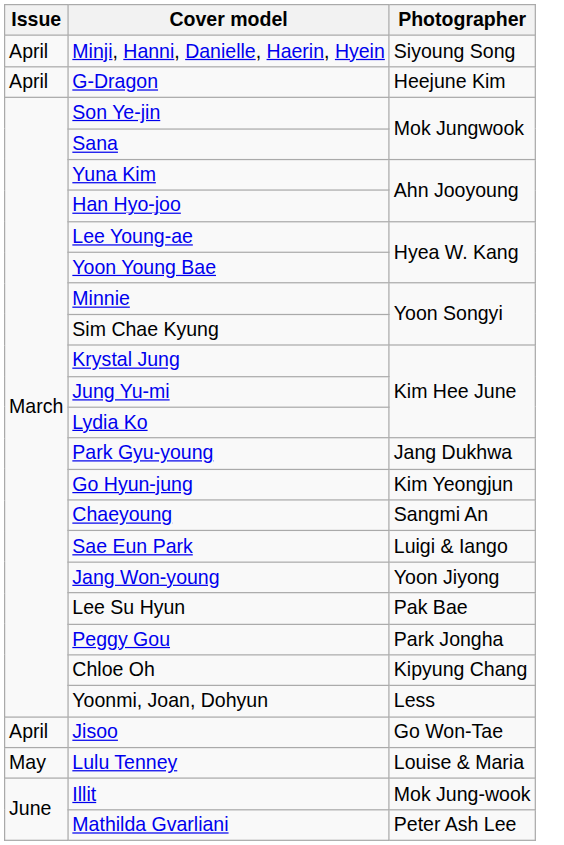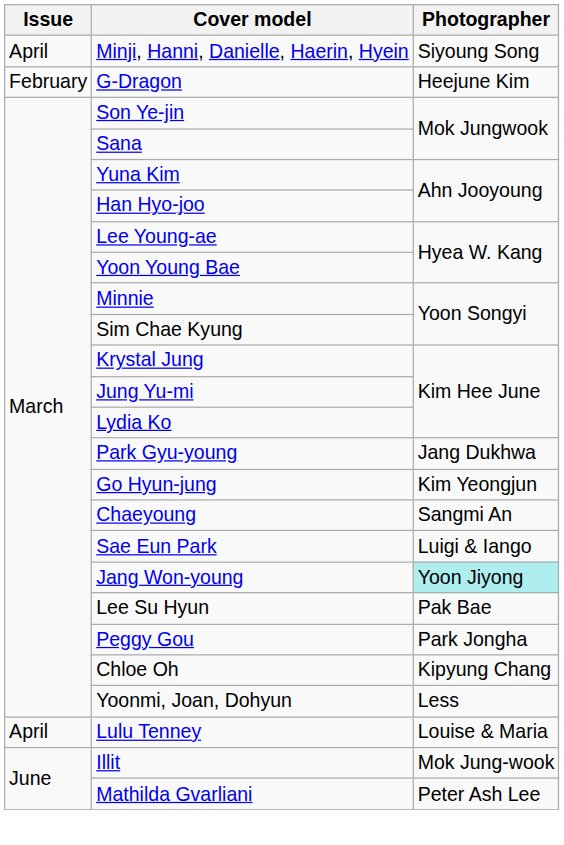(29, 81) April -> (48, 81) February
(447, 577) no background -> (471, 577) paleturquoise background
- row: (95, 732)
(28, 762) May -> (29, 732) April
